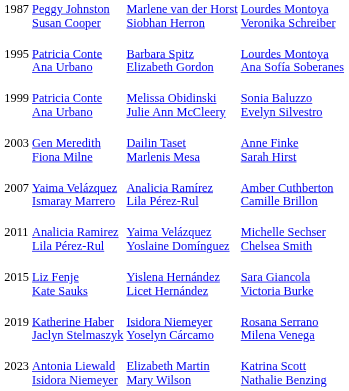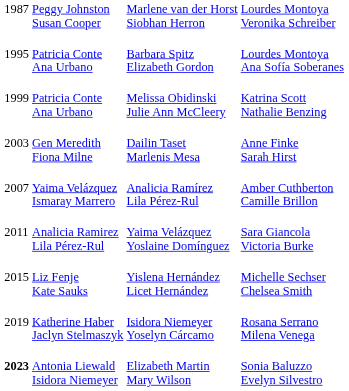(282, 105) Sonia Baluzzo Evelyn Silvestro -> (284, 105) Katrina Scott Nathalie Benzing
(283, 239) Michelle Sechser Chelsea Smith -> (277, 239) Sara Giancola Victoria Burke
(277, 284) Sara Giancola Victoria Burke -> (283, 284) Michelle Sechser Chelsea Smith
(17, 366) normal -> (17, 366) bold
(284, 373) Katrina Scott Nathalie Benzing -> (282, 373) Sonia Baluzzo Evelyn Silvestro
